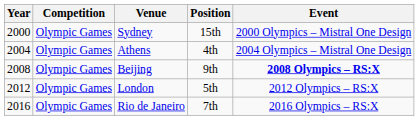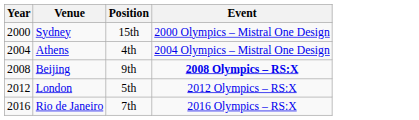- column: (74, 13)
